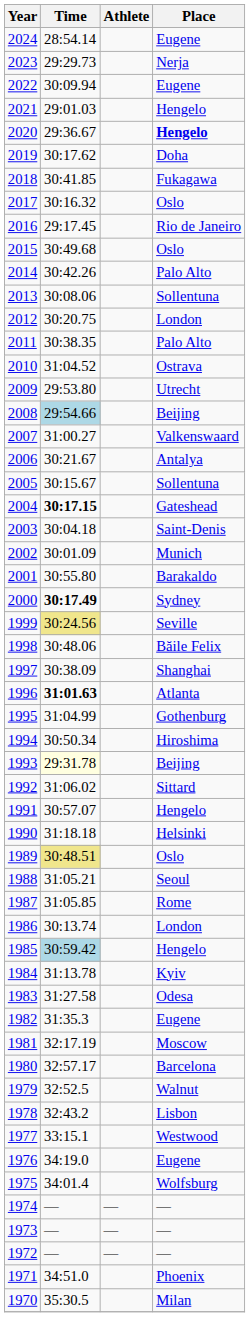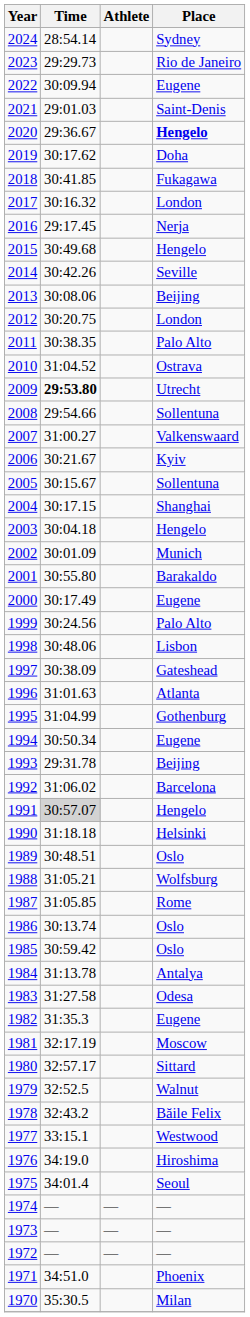(178, 39) Eugene -> (178, 39) Sydney
(173, 62) Nerja -> (199, 62) Rio de Janeiro
(181, 109) Hengelo -> (191, 109) Saint-Denis
(170, 202) Oslo -> (179, 202) London
(199, 226) Rio de Janeiro -> (173, 226) Nerja
(170, 249) Oslo -> (181, 249) Hengelo
(184, 272) Palo Alto -> (177, 272) Seville
(188, 296) Sollentuna -> (178, 296) Beijing
(70, 389) normal -> (70, 389) bold
(70, 413) lightblue background -> (70, 413) no background
(178, 413) Beijing -> (188, 413) Sollentuna
(179, 459) Antalya -> (171, 459) Kyiv
(70, 506) bold -> (70, 506) normal
(187, 506) Gateshead -> (184, 506) Shanghai
(191, 529) Saint-Denis -> (181, 529) Hengelo
(70, 599) bold -> (70, 599) normal
(178, 599) Sydney -> (178, 599) Eugene
(70, 623) khaki background -> (70, 623) no background
(177, 623) Seville -> (184, 623) Palo Alto
(189, 646) Băile Felix -> (177, 646) Lisbon
(184, 669) Shanghai -> (187, 669) Gateshead
(70, 693) bold -> (70, 693) normal
(187, 739) Hiroshima -> (178, 739) Eugene
(70, 763) lightyellow background -> (70, 763) no background
(176, 786) Sittard -> (186, 786) Barcelona
(70, 809) no background -> (70, 809) lightgrey background
(70, 856) khaki background -> (70, 856) no background
(173, 879) Seoul -> (187, 879) Wolfsburg
(179, 926) London -> (170, 926) Oslo
(70, 949) lightblue background -> (70, 949) no background
(181, 949) Hengelo -> (170, 949) Oslo
(171, 973) Kyiv -> (179, 973) Antalya
(186, 1066) Barcelona -> (176, 1066) Sittard
(177, 1113) Lisbon -> (189, 1113) Băile Felix
(178, 1160) Eugene -> (187, 1160) Hiroshima
(187, 1183) Wolfsburg -> (173, 1183) Seoul
